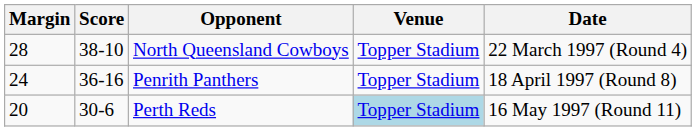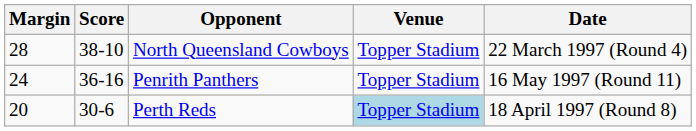(582, 79) 18 April 1997 (Round 8) -> (585, 79) 16 May 1997 (Round 11)
(585, 110) 16 May 1997 (Round 11) -> (582, 110) 18 April 1997 (Round 8)
